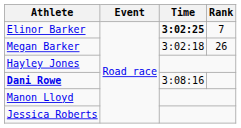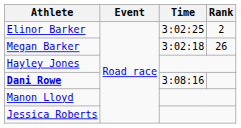(183, 29) bold -> (183, 29) normal
(221, 29) 7 -> (221, 29) 2
